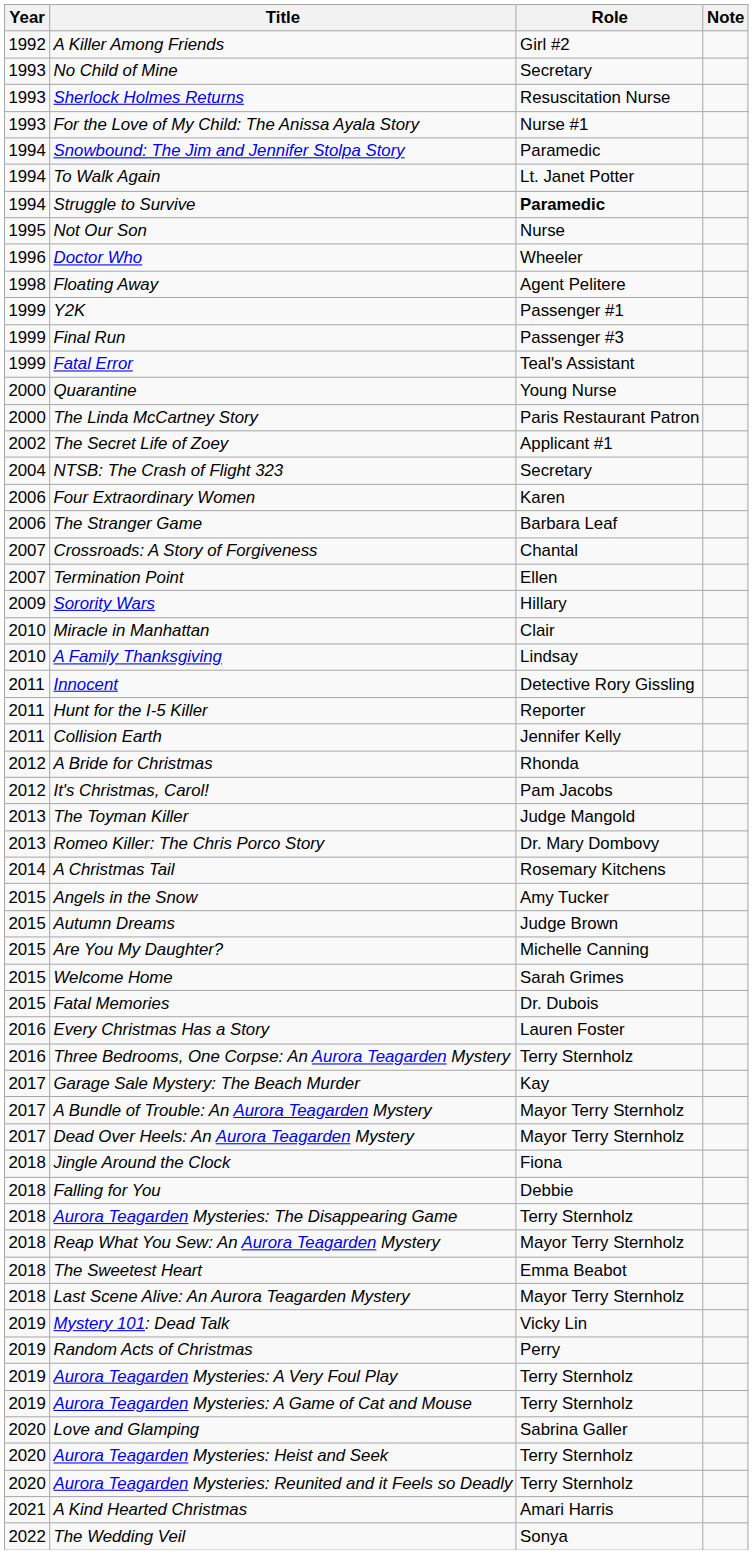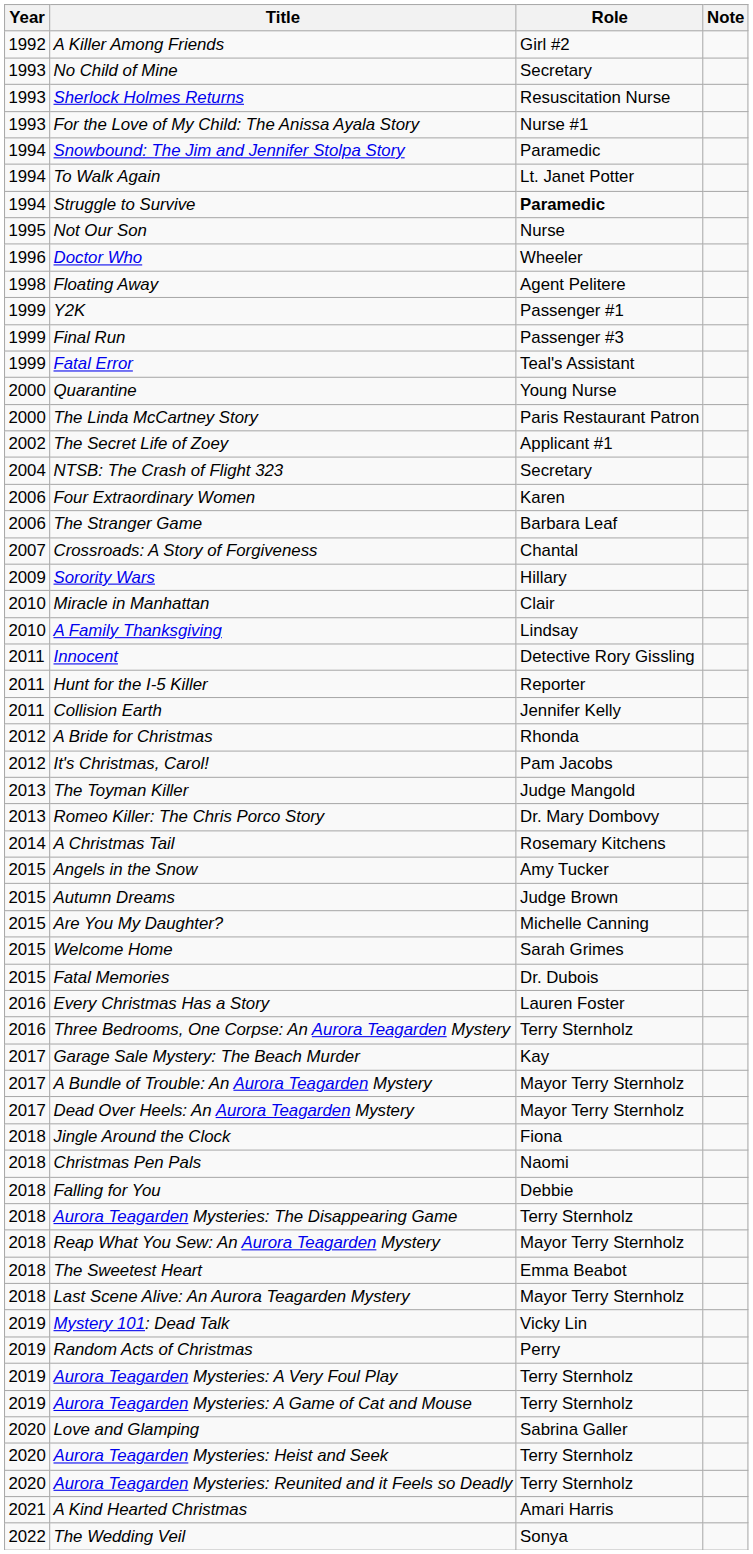- row: (119, 577)
+ row: (127, 1163)
